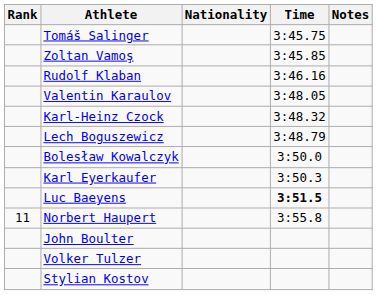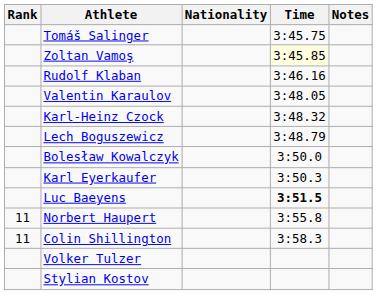(300, 55) no background -> (300, 55) lightyellow background
+ row: (107, 238)
- row: (89, 238)
